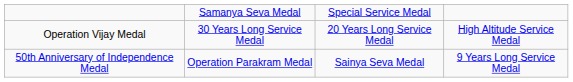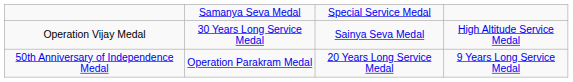(379, 35) 20 Years Long Service Medal -> (379, 35) Sainya Seva Medal
(379, 63) Sainya Seva Medal -> (379, 63) 20 Years Long Service Medal
